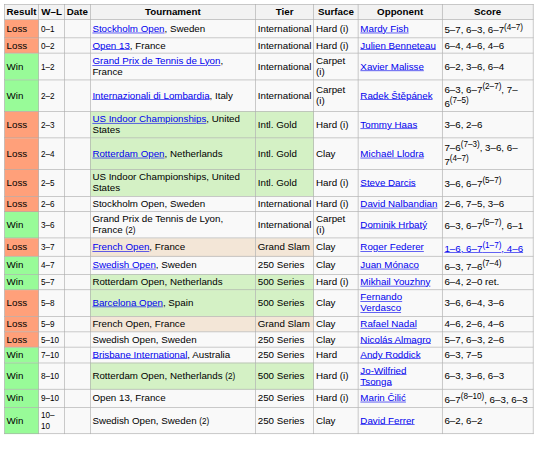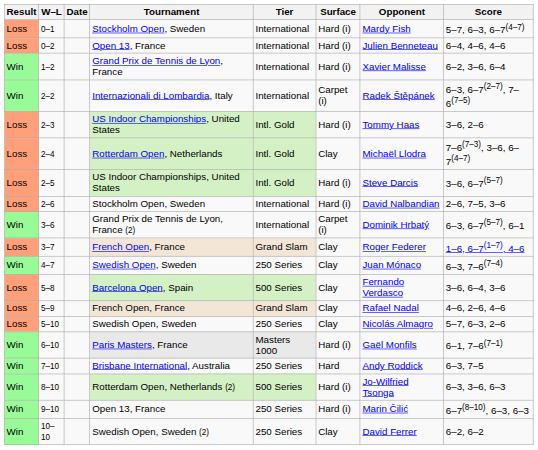(331, 66) Carpet (i) -> (334, 66) Hard (i)
- row: (48, 282)
+ row: (50, 345)
